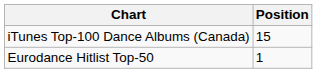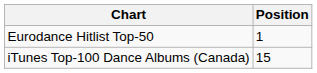rows swapped: (81, 57) <-> (129, 36)
